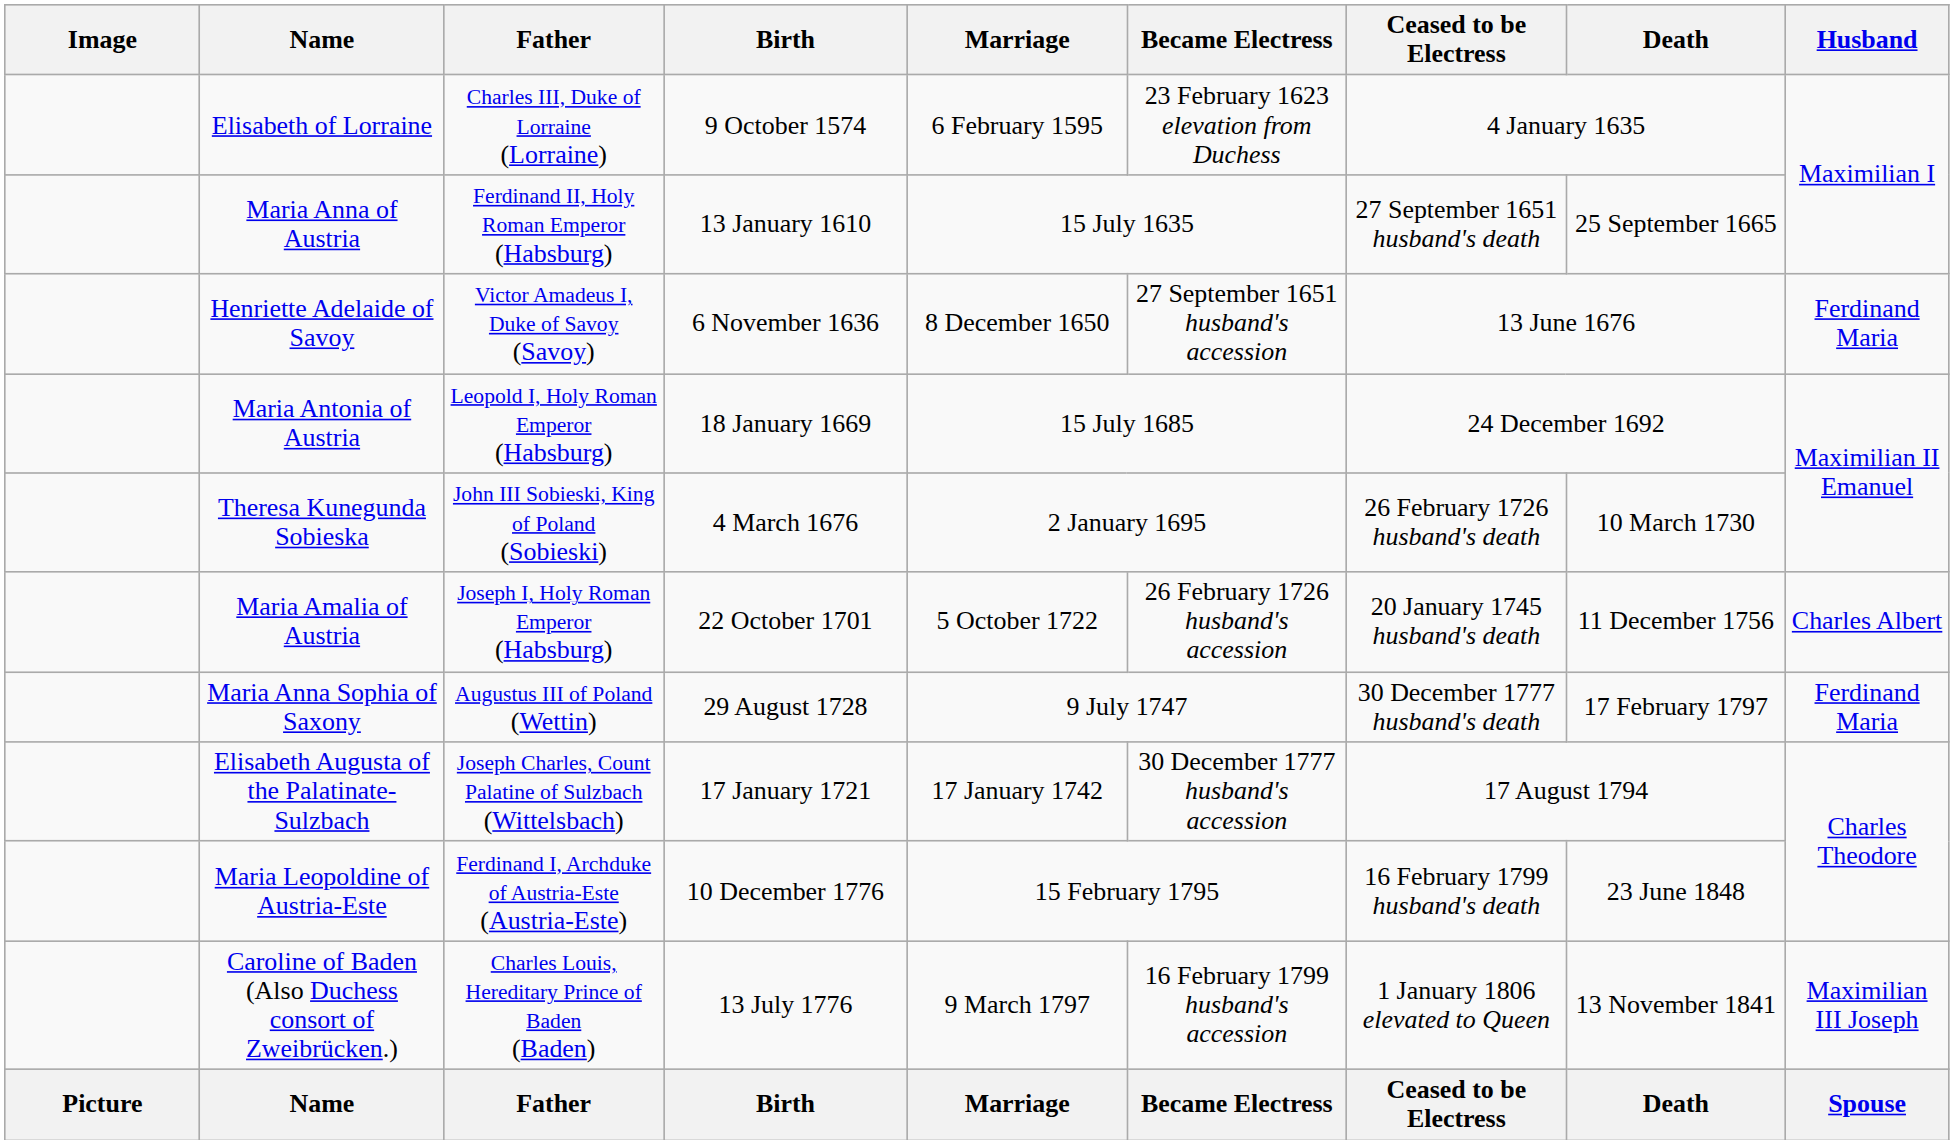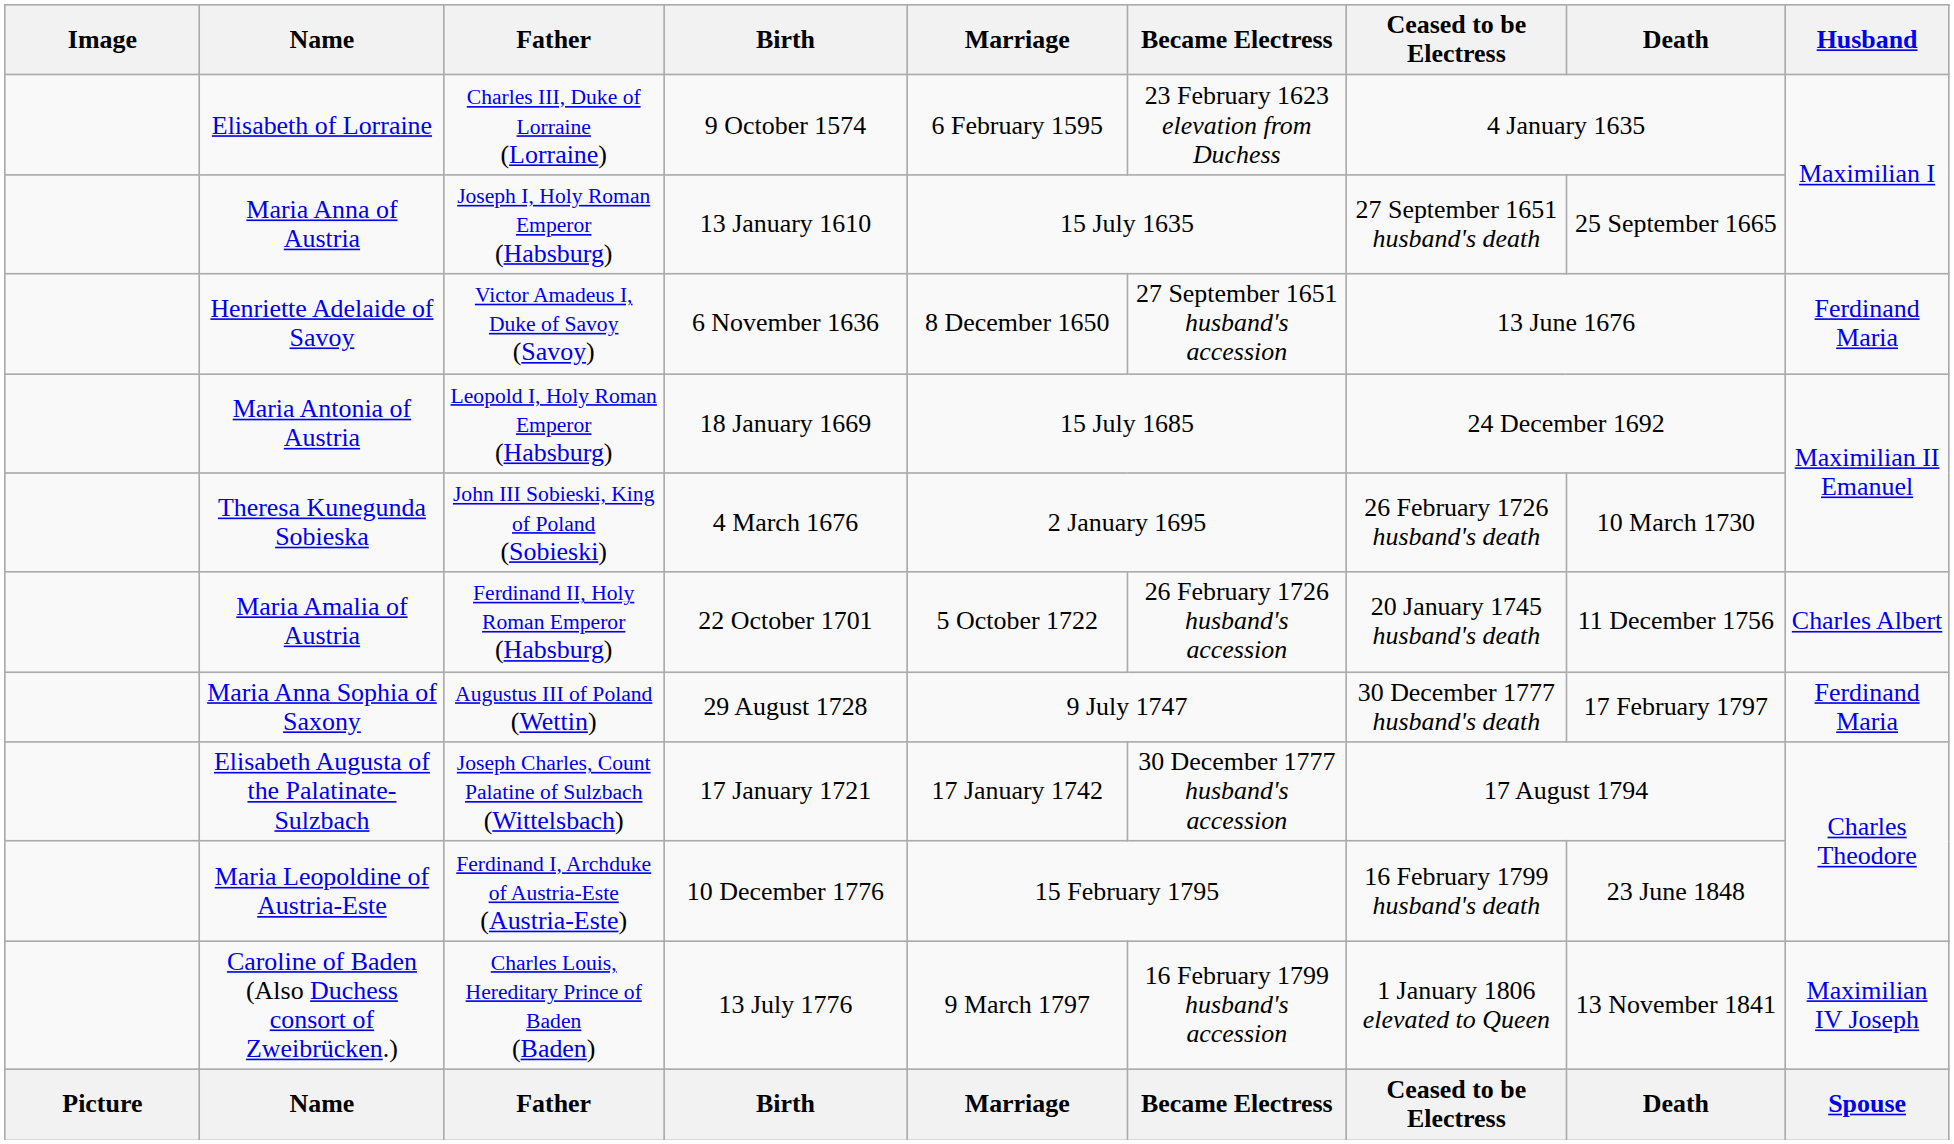(554, 225) Ferdinand II, Holy Roman Emperor (Habsburg) -> (554, 225) Joseph I, Holy Roman Emperor (Habsburg)
(554, 623) Joseph I, Holy Roman Emperor (Habsburg) -> (554, 623) Ferdinand II, Holy Roman Emperor (Habsburg)
(1867, 1004) Maximilian III Joseph -> (1867, 1004) Maximilian IV Joseph
